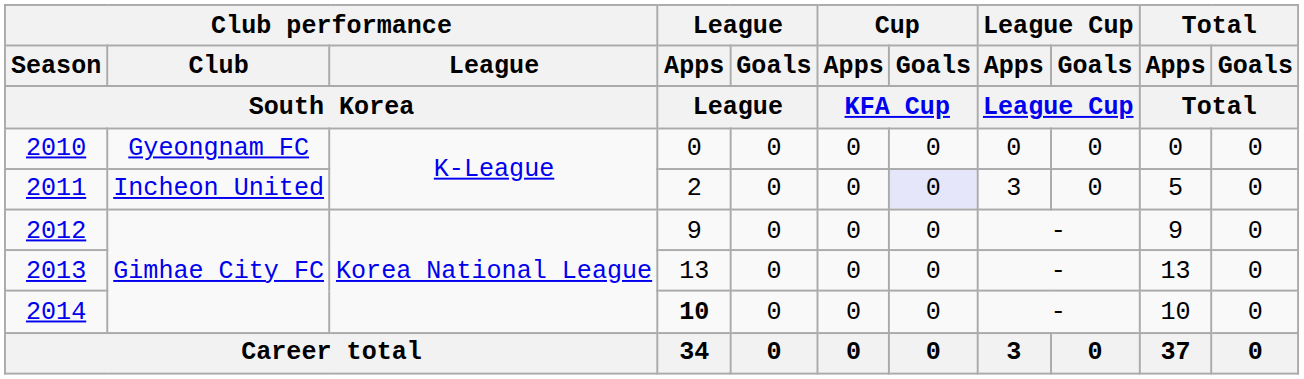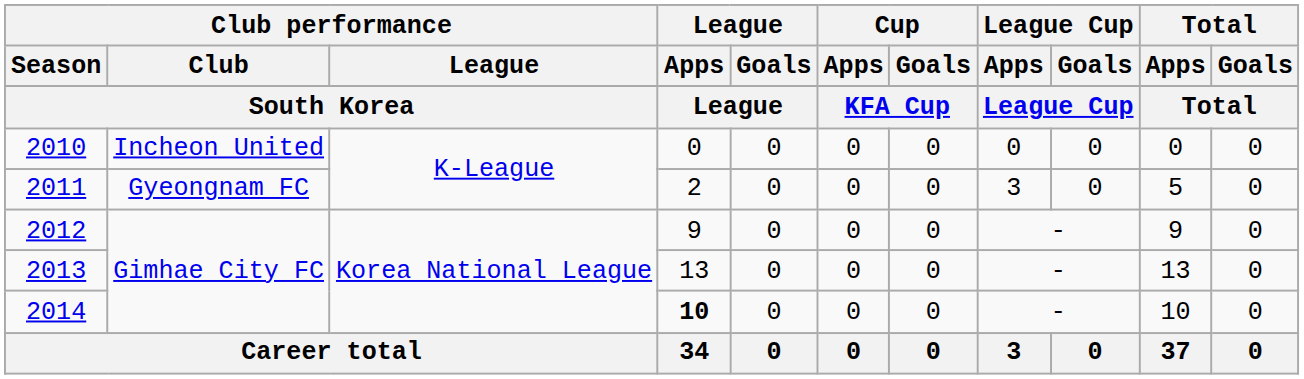(219, 148) Gyeongnam FC -> (219, 148) Incheon United
(219, 189) Incheon United -> (219, 189) Gyeongnam FC
(933, 189) lavender background -> (933, 189) no background
